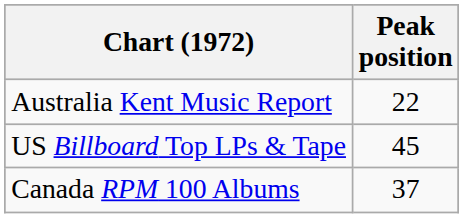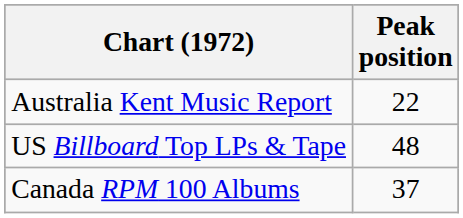(406, 145) 45 -> (406, 145) 48
